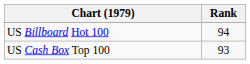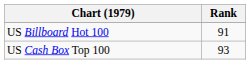(224, 31) 94 -> (224, 31) 91
